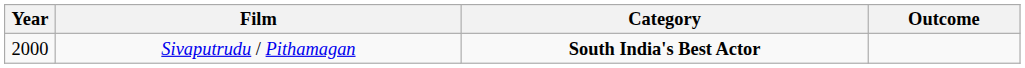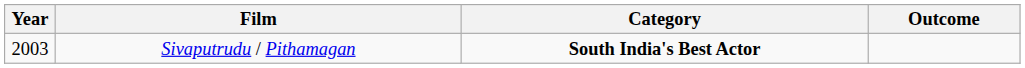(30, 48) 2000 -> (30, 48) 2003
